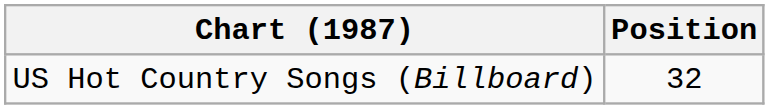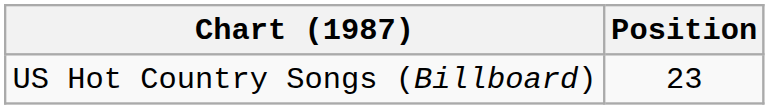(684, 80) 32 -> (684, 80) 23
